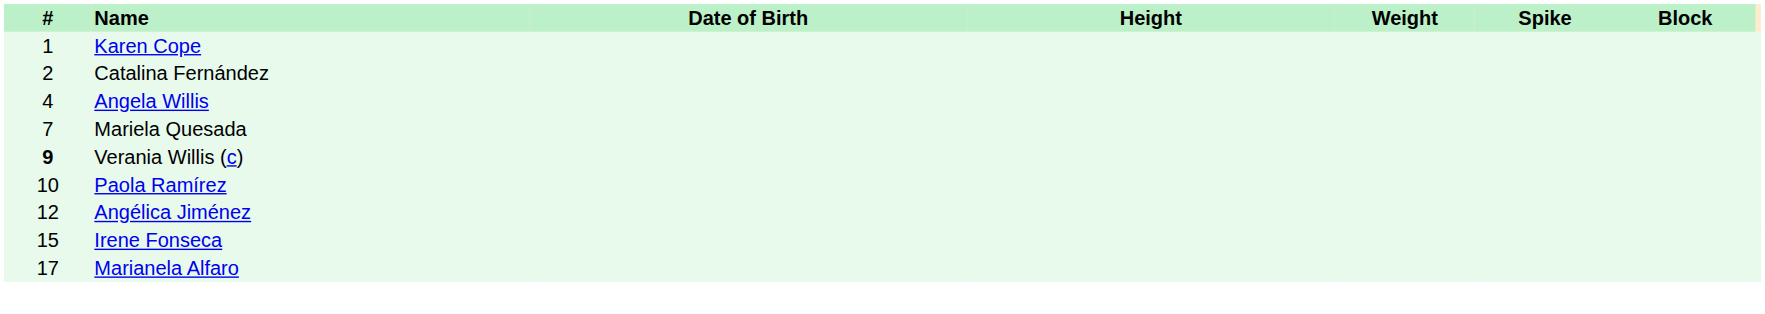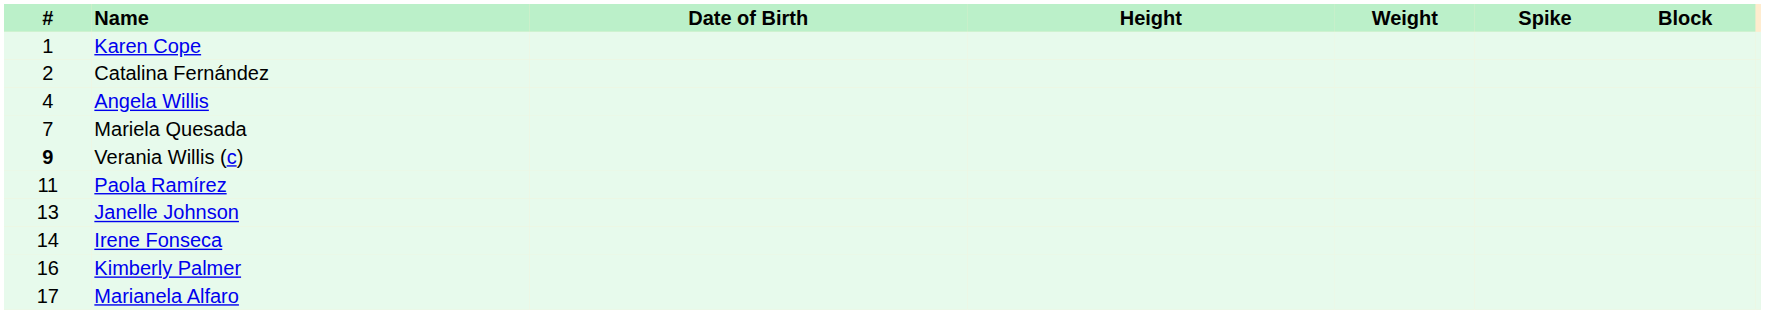(48, 185) 10 -> (48, 185) 11
- row: (173, 212)
+ row: (167, 212)
(48, 240) 15 -> (48, 240) 14
+ row: (168, 268)
